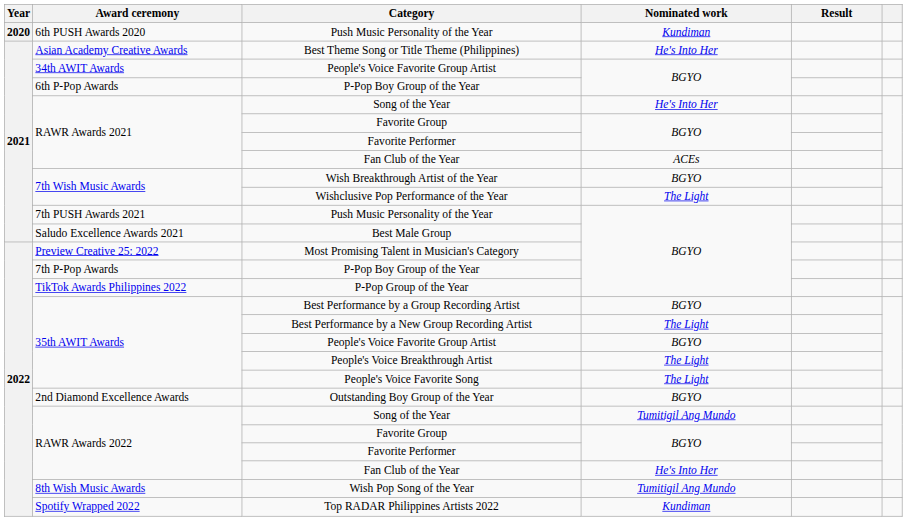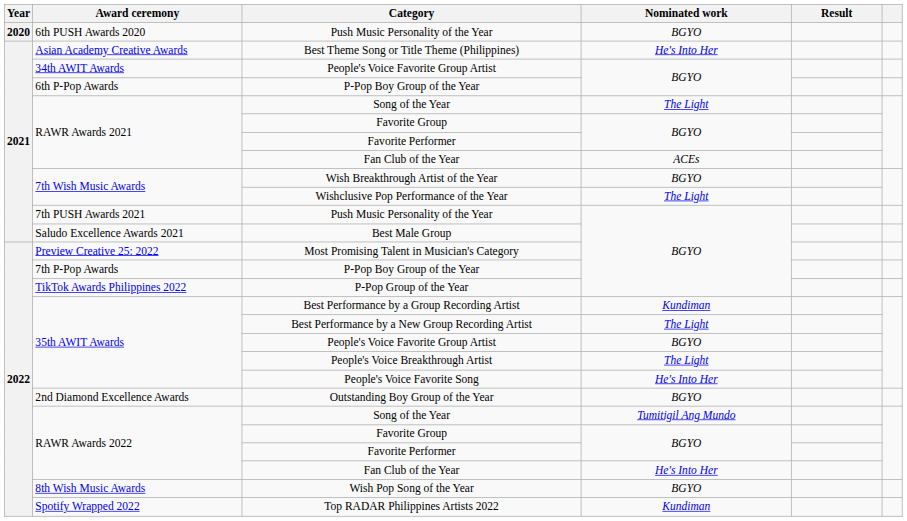(686, 31) Kundiman -> (686, 31) BGYO
(686, 104) He's Into Her -> (686, 104) The Light
(686, 305) BGYO -> (686, 305) Kundiman
(686, 379) The Light -> (686, 379) He's Into Her
(686, 488) Tumitigil Ang Mundo -> (686, 488) BGYO
